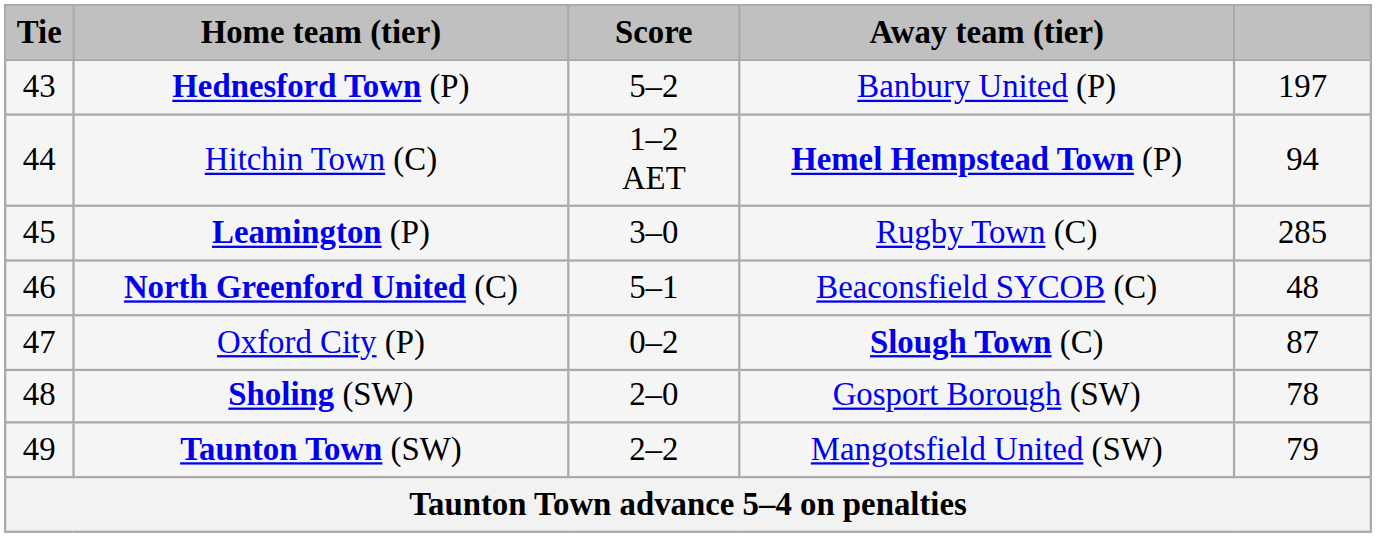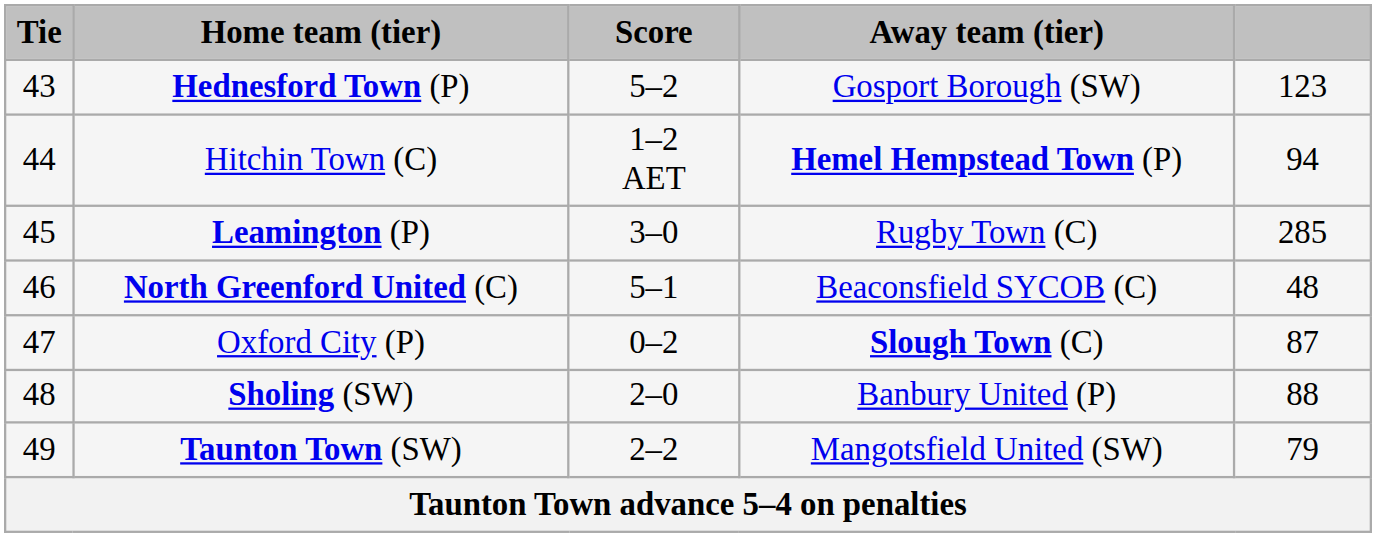(987, 86) Banbury United (P) -> (987, 86) Gosport Borough (SW)
(1303, 86) 197 -> (1303, 86) 123
(987, 395) Gosport Borough (SW) -> (987, 395) Banbury United (P)
(1303, 395) 78 -> (1303, 395) 88
